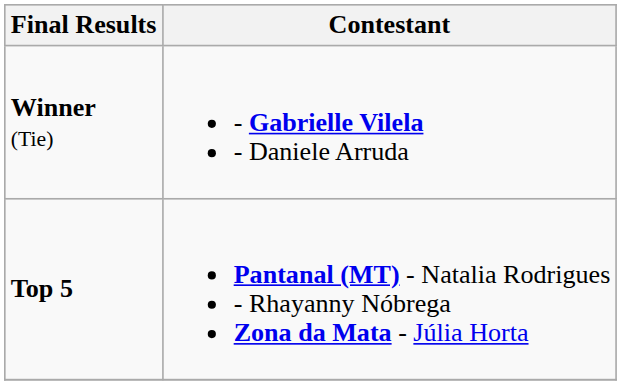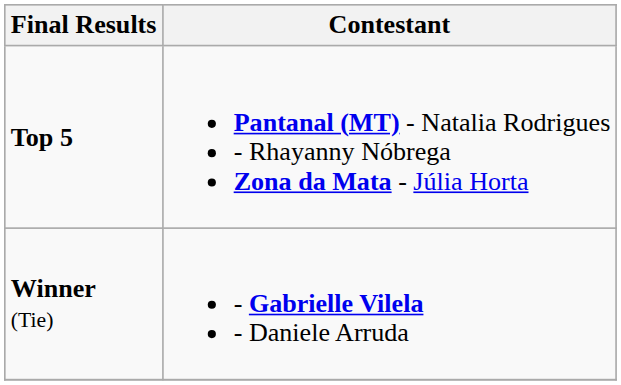rows swapped: (53, 121) <-> (42, 288)
